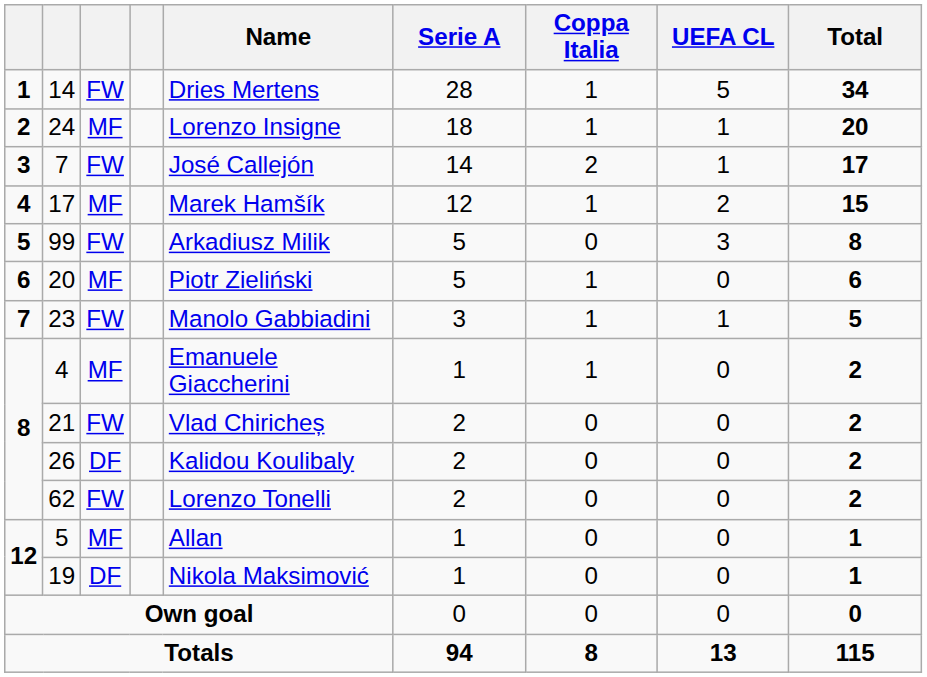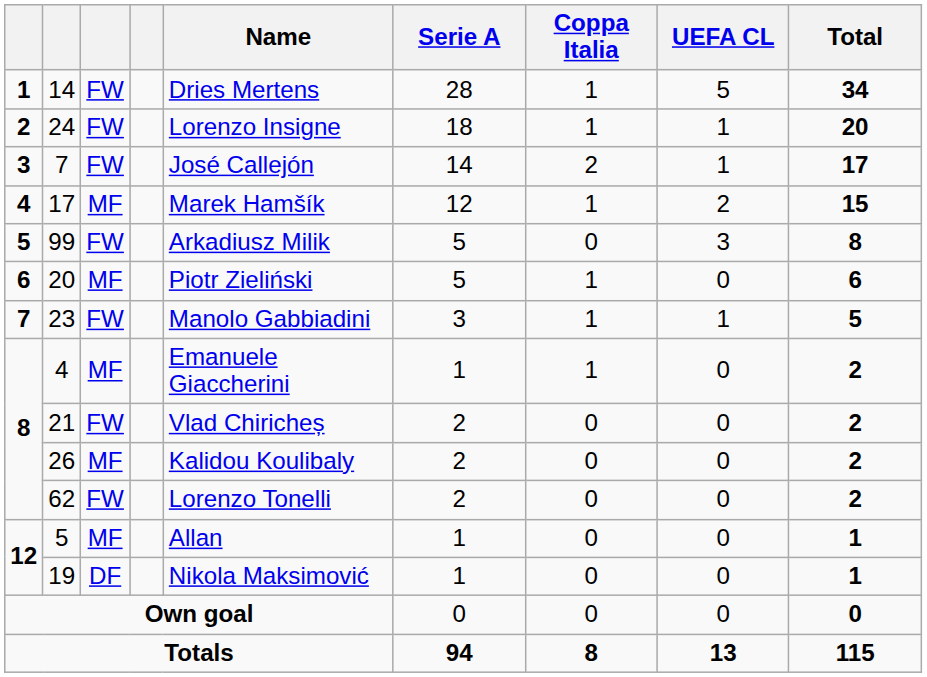(105, 127) MF -> (105, 127) FW
(105, 461) DF -> (105, 461) MF
